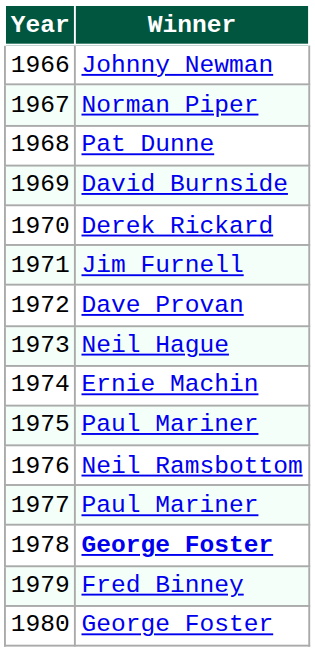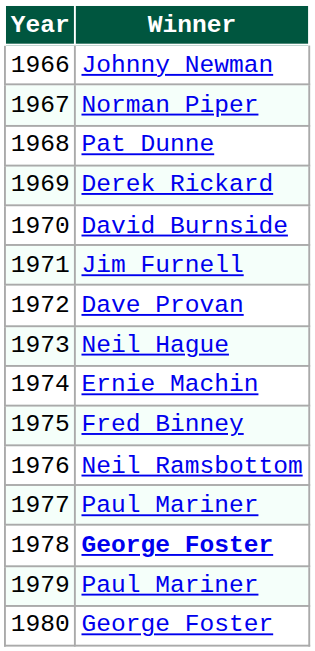(185, 185) David Burnside -> (177, 185) Derek Rickard
(177, 225) Derek Rickard -> (185, 225) David Burnside
(170, 425) Paul Mariner -> (163, 425) Fred Binney
(163, 586) Fred Binney -> (170, 586) Paul Mariner
